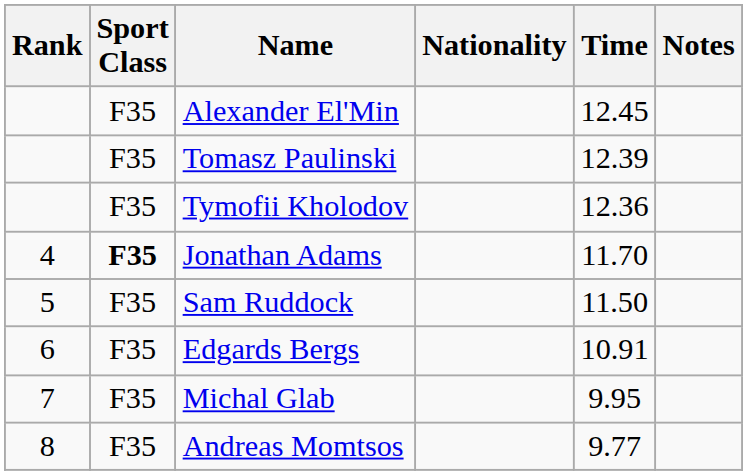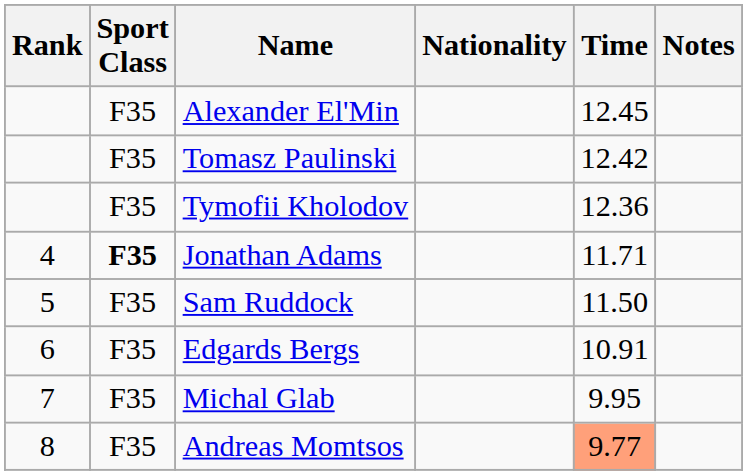(615, 158) 12.39 -> (615, 158) 12.42
(615, 254) 11.70 -> (615, 254) 11.71
(615, 446) no background -> (615, 446) lightsalmon background
